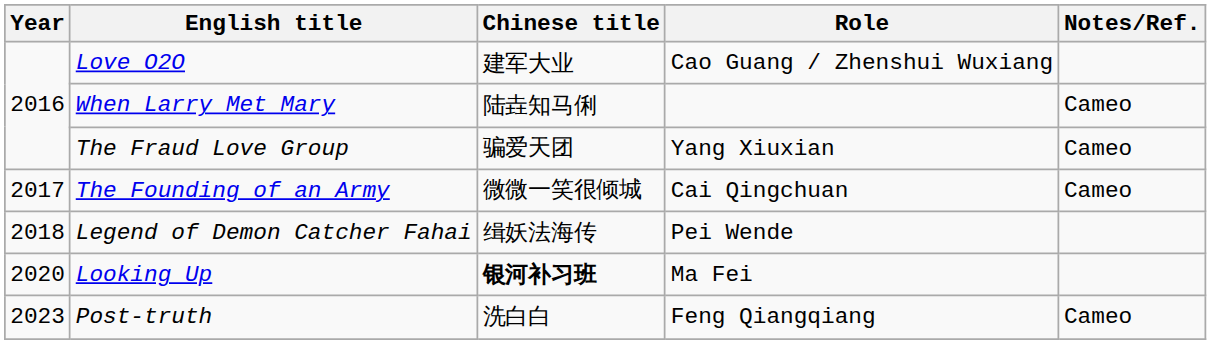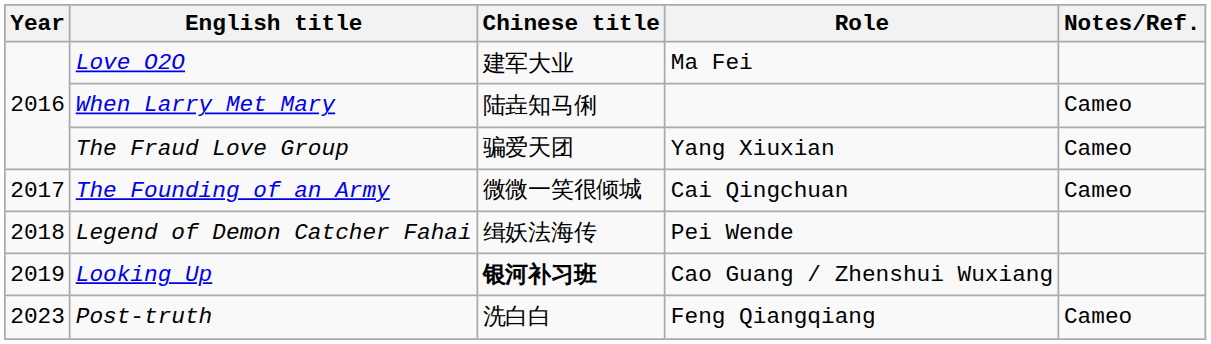(862, 63) Cao Guang / Zhenshui Wuxiang -> (712, 63) Ma Fei
(38, 275) 2020 -> (38, 275) 2019
(712, 275) Ma Fei -> (862, 275) Cao Guang / Zhenshui Wuxiang
